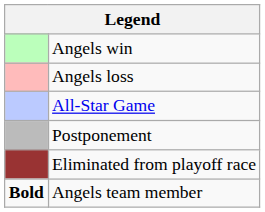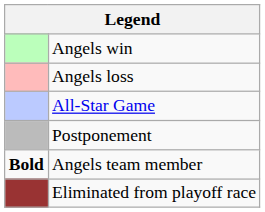rows swapped: (154, 164) <-> (127, 193)
